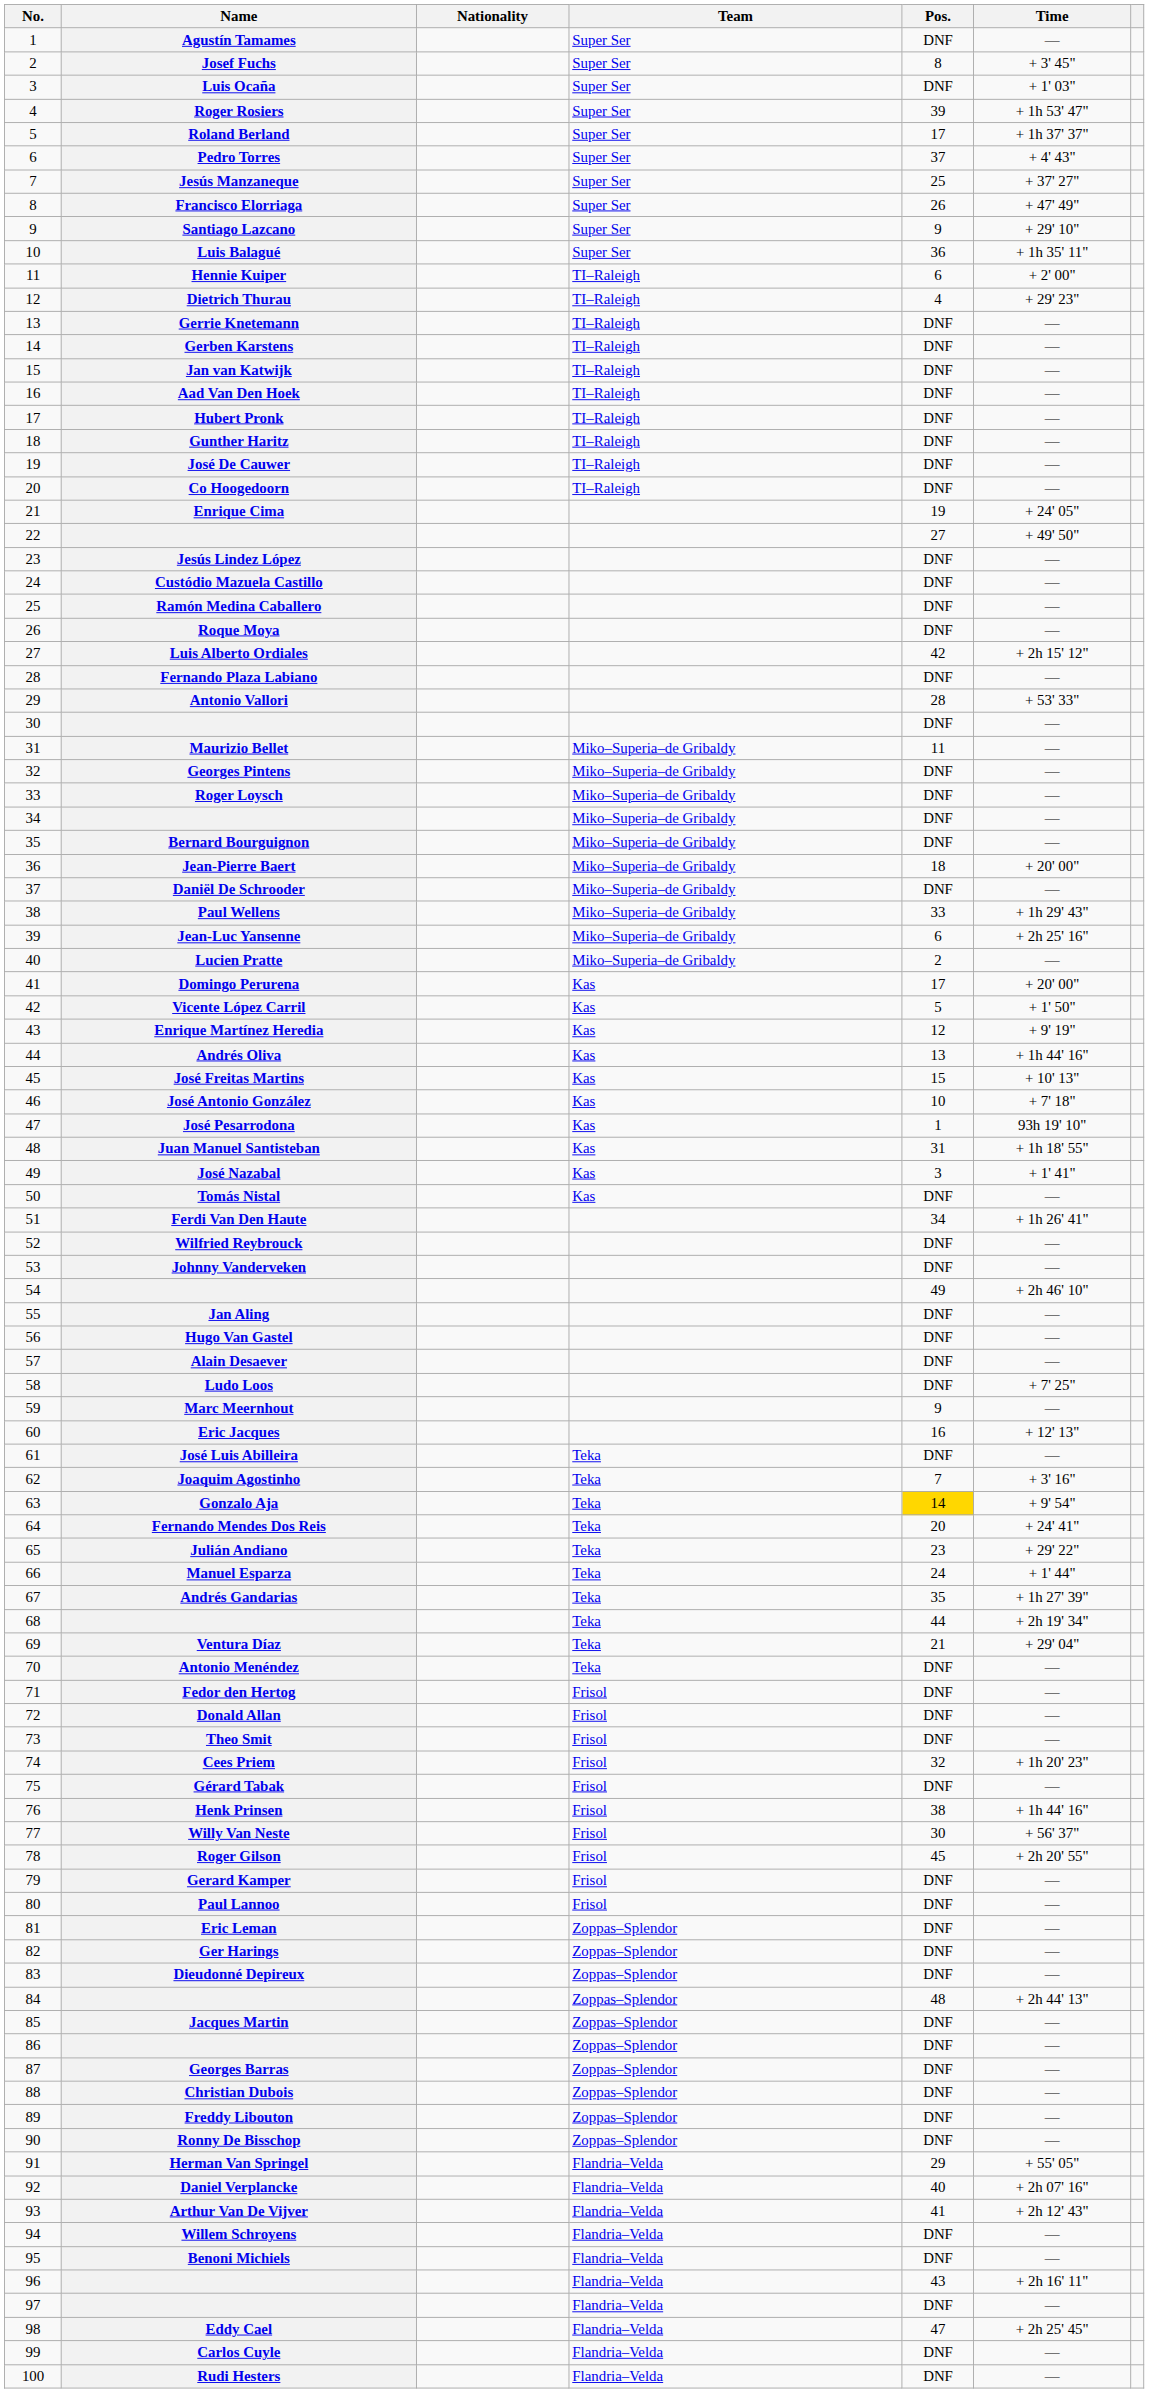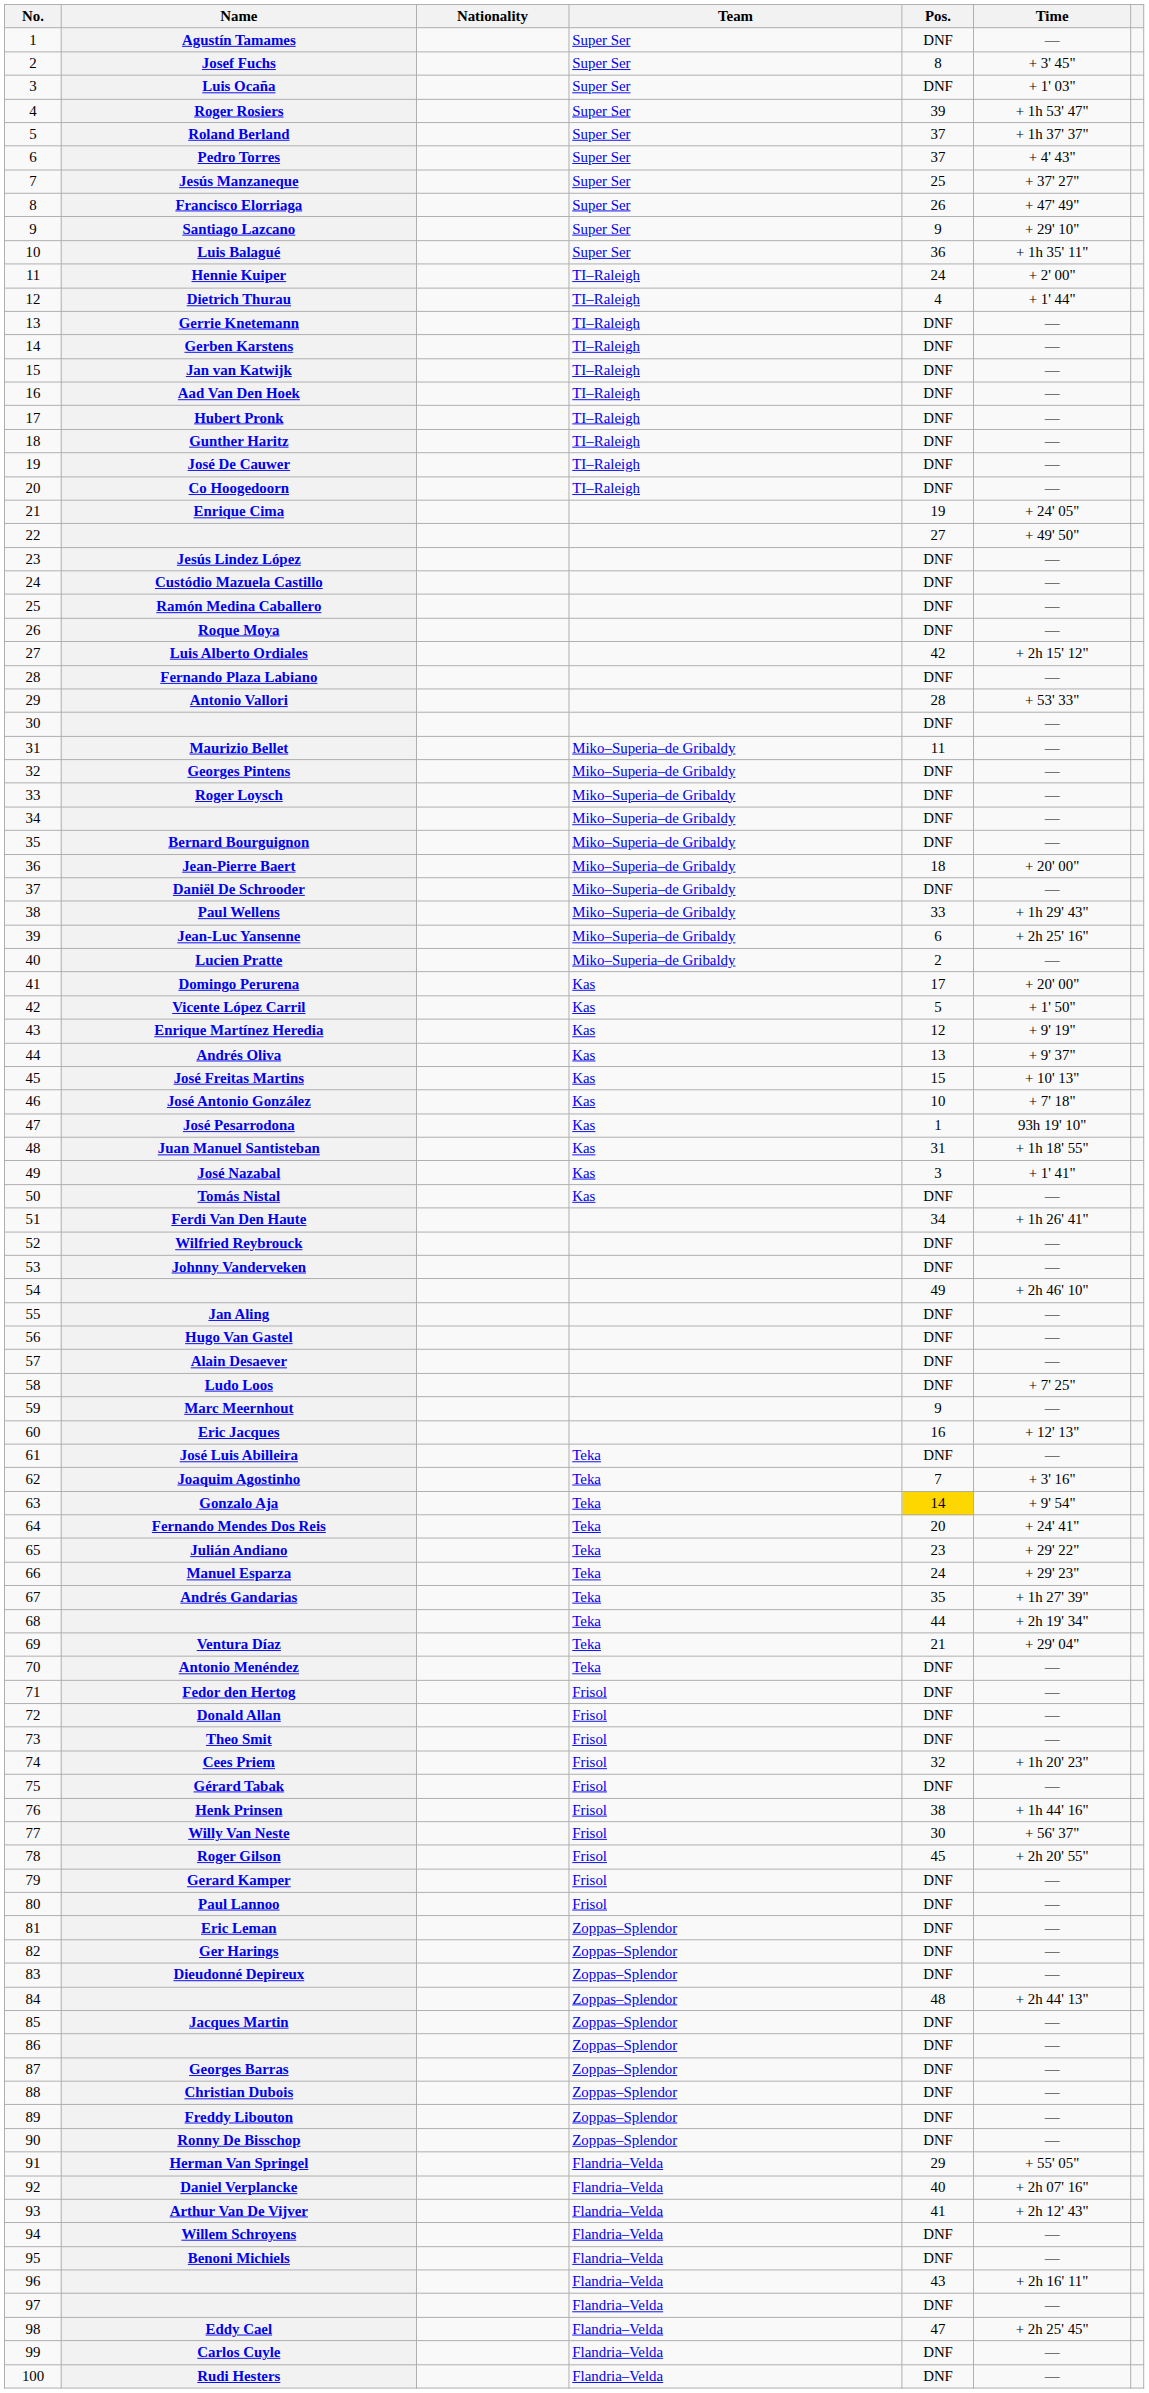(938, 134) 17 -> (938, 134) 37
(938, 275) 6 -> (938, 275) 24
(1052, 299) + 29' 23" -> (1052, 299) + 1' 44"
(1052, 1054) + 1h 44' 16" -> (1052, 1054) + 9' 37"
(1052, 1573) + 1' 44" -> (1052, 1573) + 29' 23"
